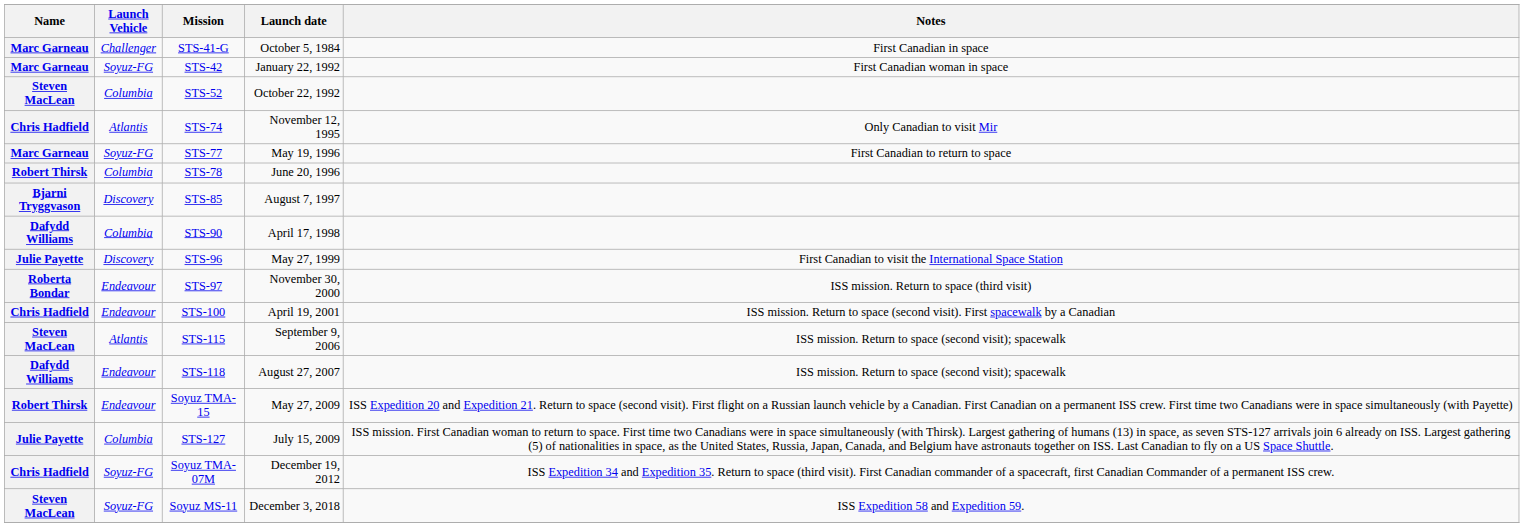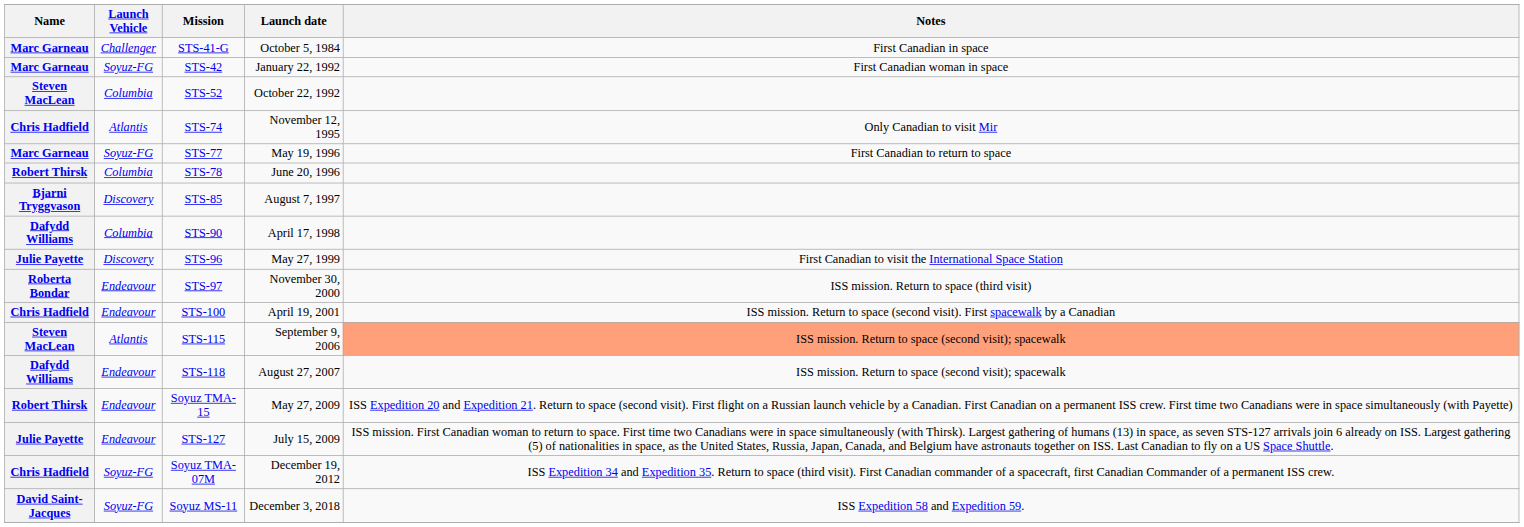(931, 338) no background -> (931, 338) lightsalmon background
(128, 439) Columbia -> (128, 439) Endeavour
(50, 505) Steven MacLean -> (50, 505) David Saint-Jacques
